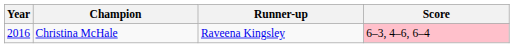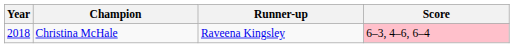(19, 33) 2016 -> (19, 33) 2018
